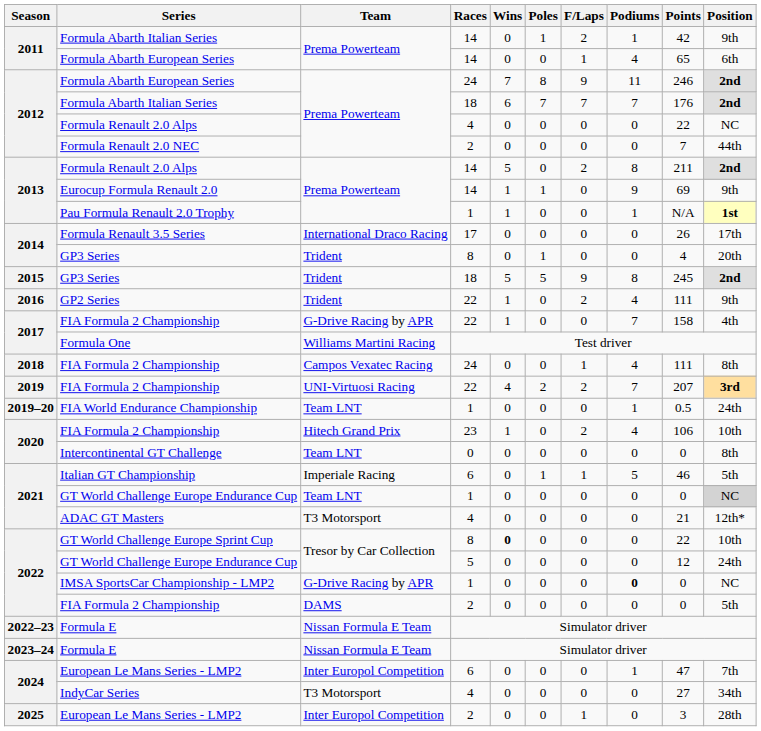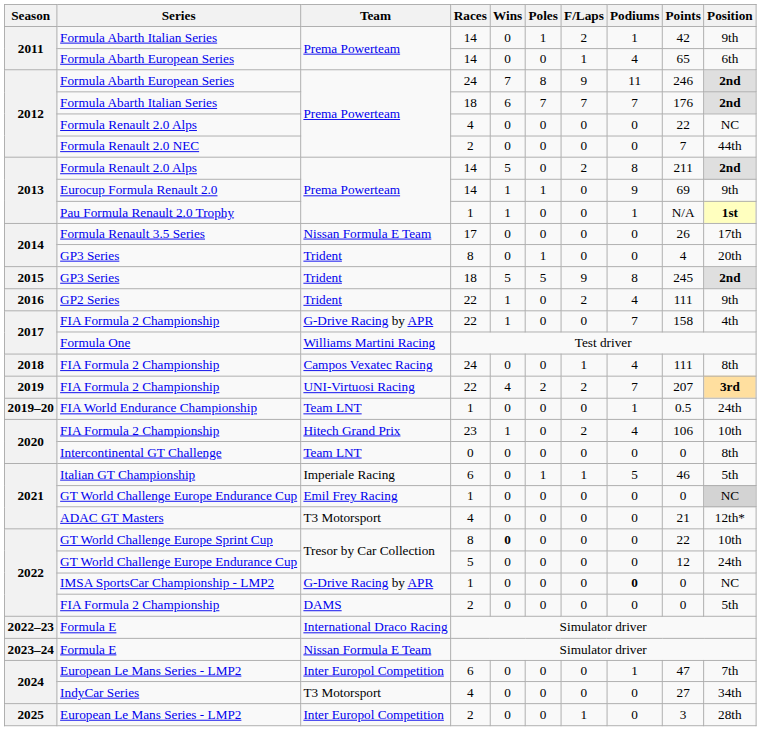(375, 234) International Draco Racing -> (367, 234) Nissan Formula E Team
(333, 496) Team LNT -> (350, 496) Emil Frey Racing
(367, 627) Nissan Formula E Team -> (375, 627) International Draco Racing
